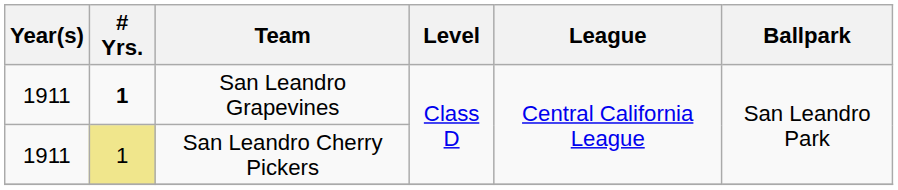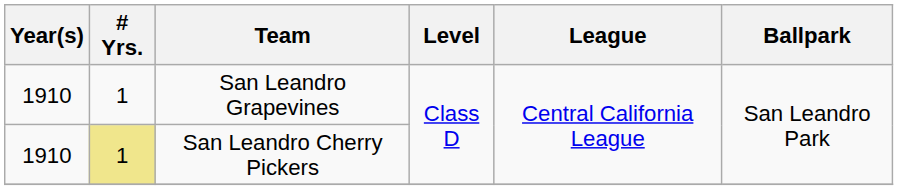(47, 95) 1911 -> (47, 95) 1910
(122, 95) bold -> (122, 95) normal
(47, 155) 1911 -> (47, 155) 1910
